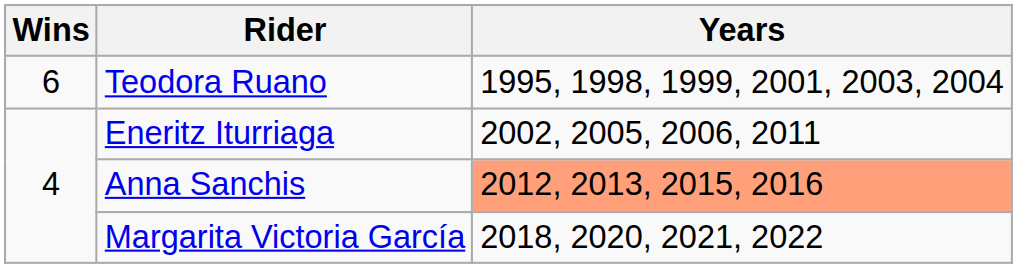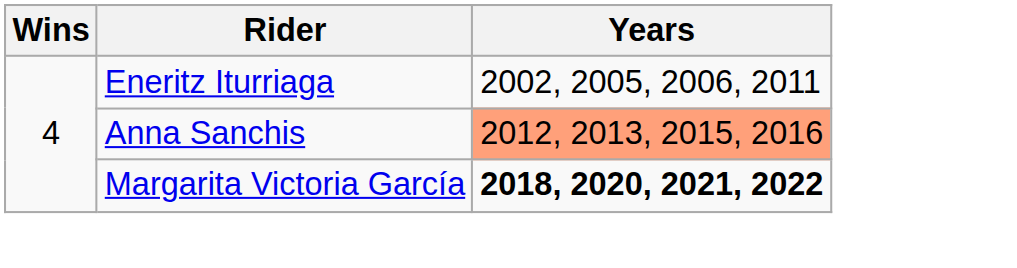- row: (216, 81)
(652, 236) normal -> (652, 184) bold
